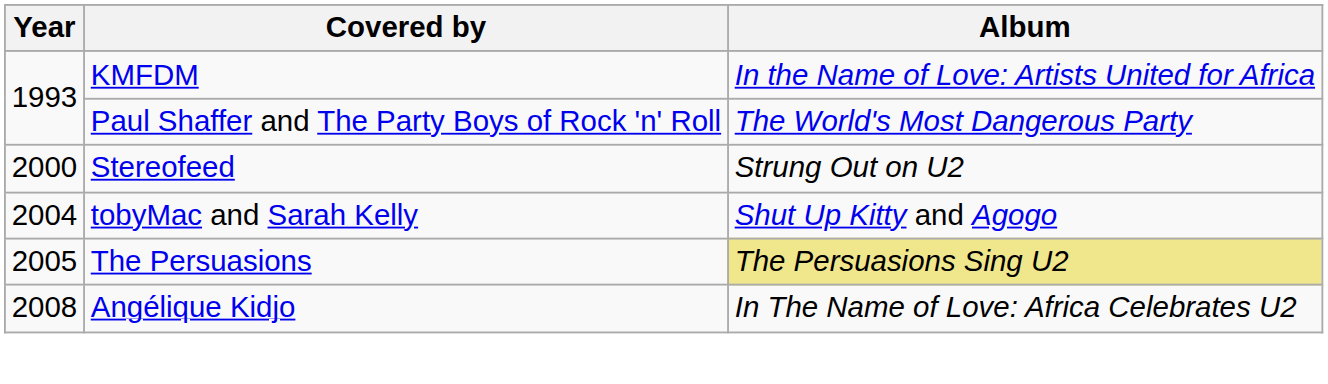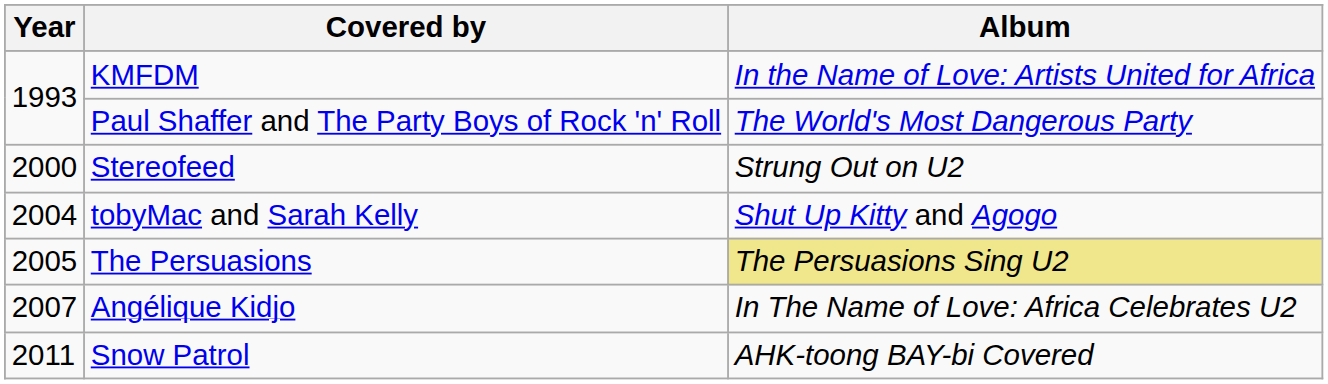(44, 307) 2008 -> (44, 307) 2007
+ row: (170, 354)
